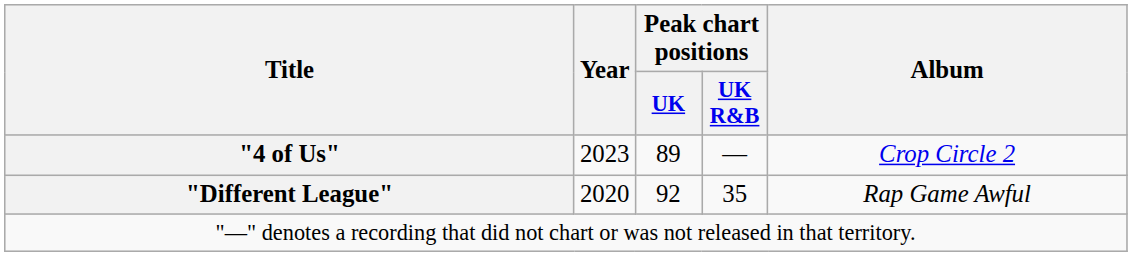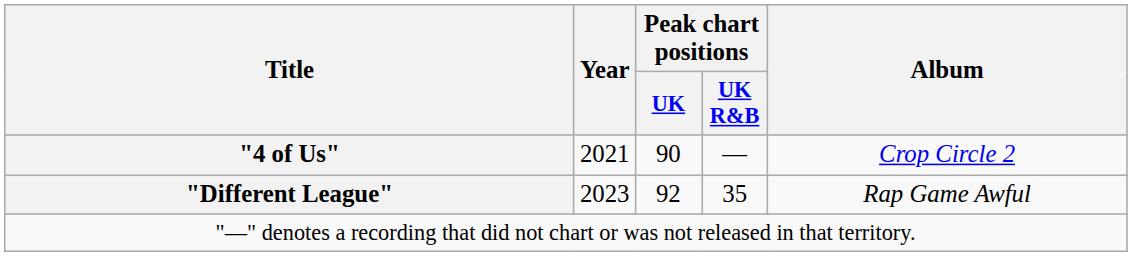(605, 154) 2023 -> (605, 154) 2021
(668, 154) 89 -> (668, 154) 90
(605, 193) 2020 -> (605, 193) 2023
